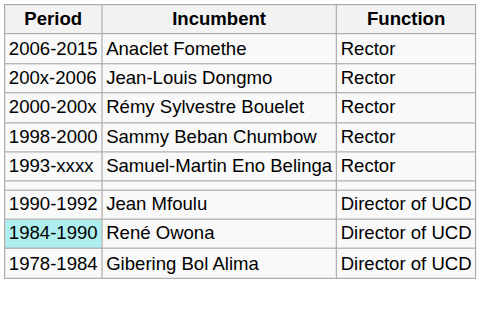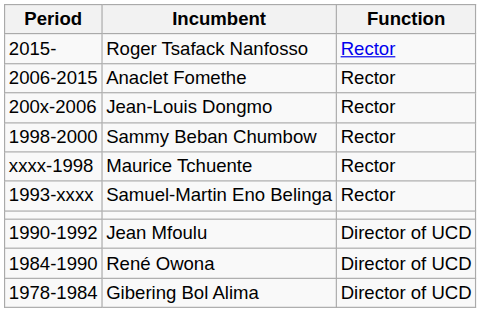+ row: (207, 48)
- row: (205, 107)
+ row: (179, 166)
(53, 233) paleturquoise background -> (53, 263) no background
